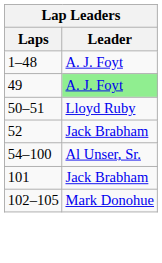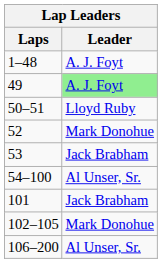(107, 131) Jack Brabham -> (110, 131) Mark Donohue
+ row: (15, 154)
+ row: (33, 246)
